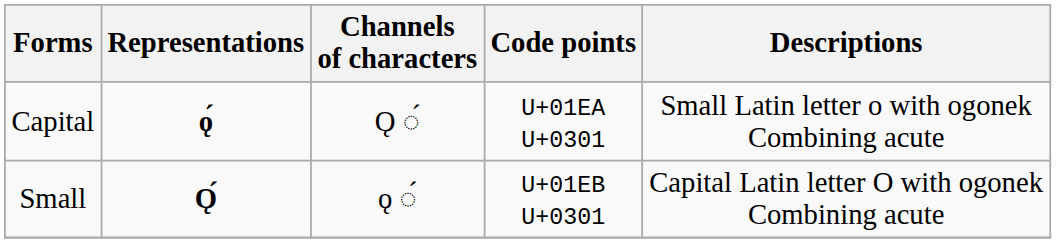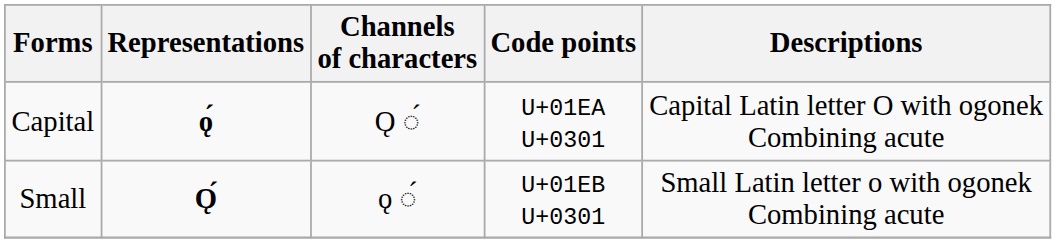(846, 120) Small Latin letter o with ogonek Combining acute -> (846, 120) Capital Latin letter O with ogonek Combining acute
(846, 198) Capital Latin letter O with ogonek Combining acute -> (846, 198) Small Latin letter o with ogonek Combining acute
